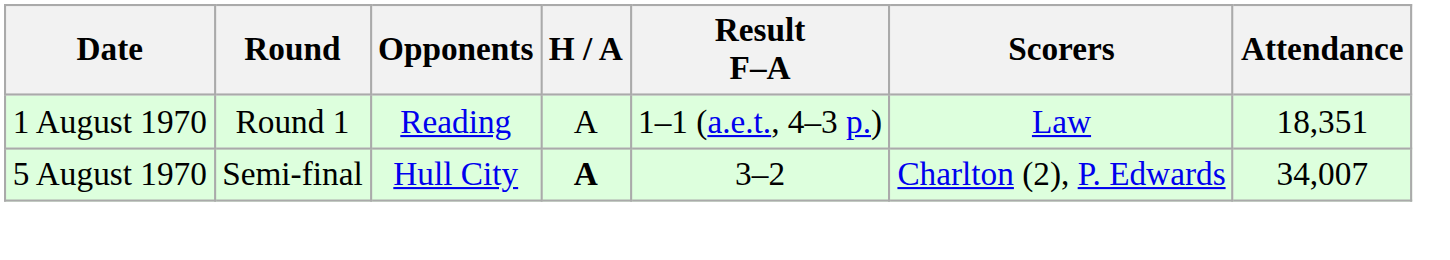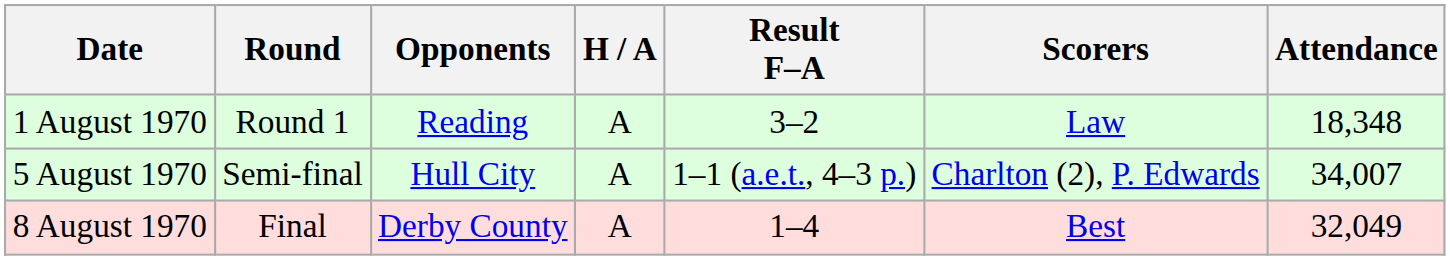(760, 121) 1–1 (a.e.t., 4–3 p.) -> (794, 121) 3–2
(1322, 121) 18,351 -> (1356, 121) 18,348
(586, 173) bold -> (620, 173) normal
(760, 173) 3–2 -> (794, 173) 1–1 (a.e.t., 4–3 p.)
+ row: (110, 226)
